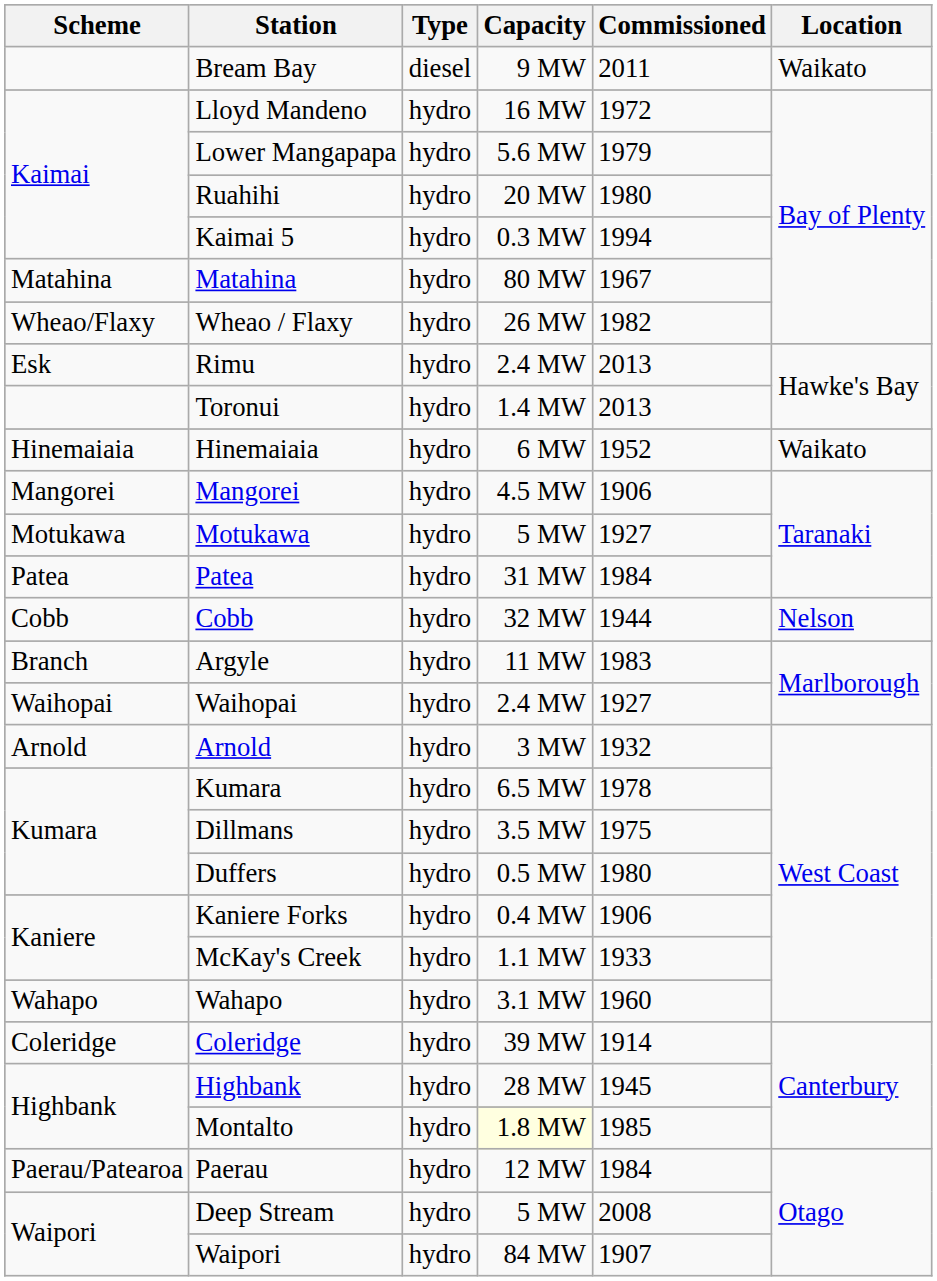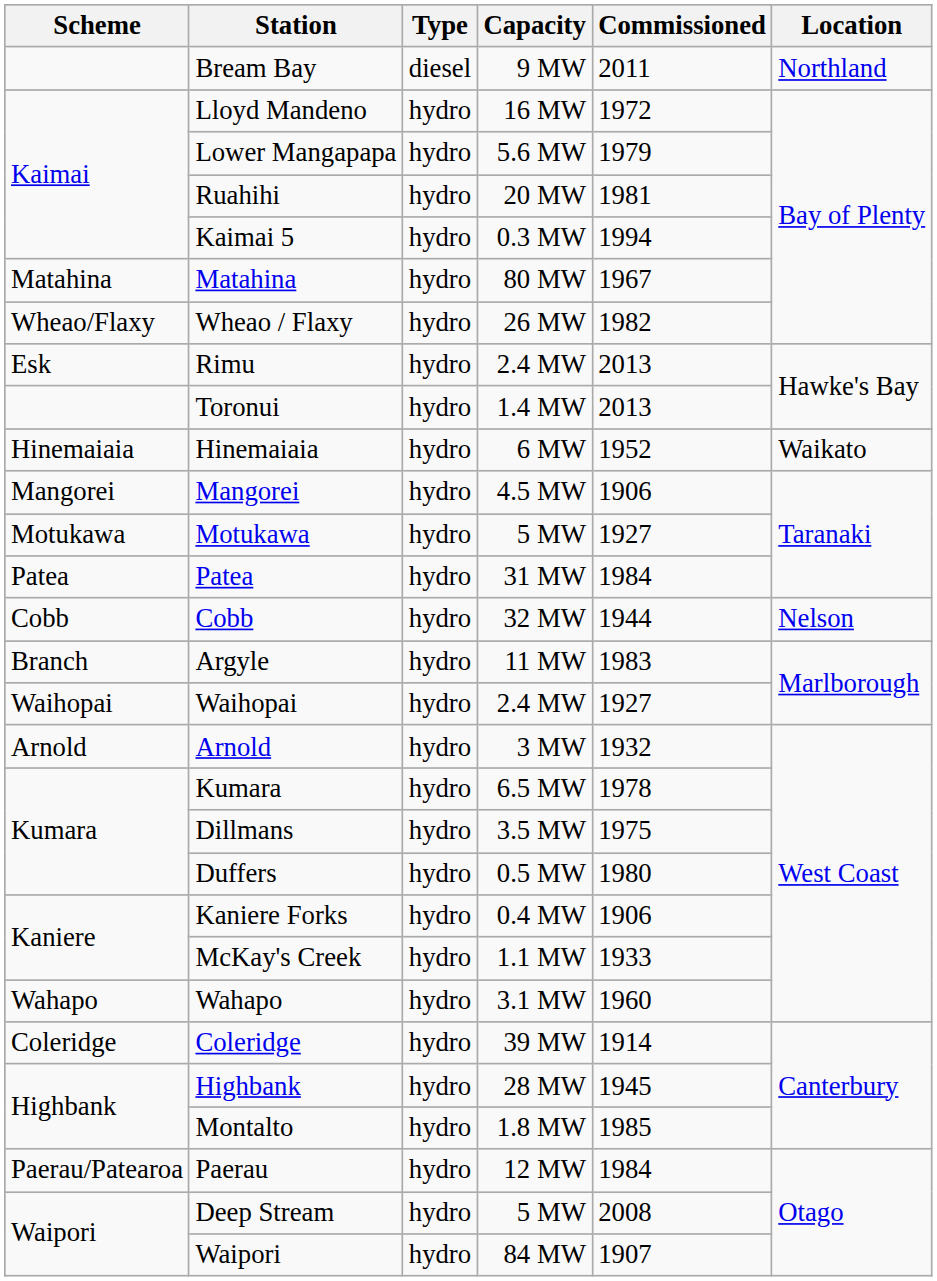(822, 68) Waikato -> (832, 68) Northland
(625, 195) 1980 -> (625, 195) 1981
(541, 1127) lightyellow background -> (541, 1127) no background
